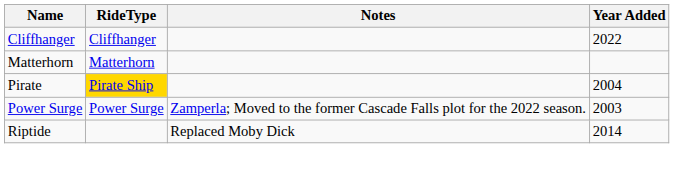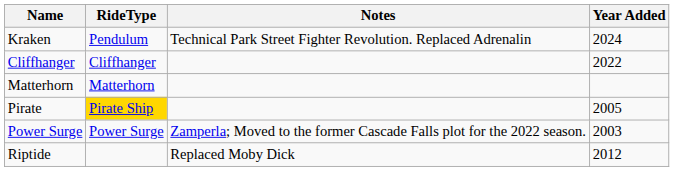+ row: (29, 39)
(607, 85) 2004 -> (607, 108) 2005
(607, 131) 2014 -> (607, 154) 2012
